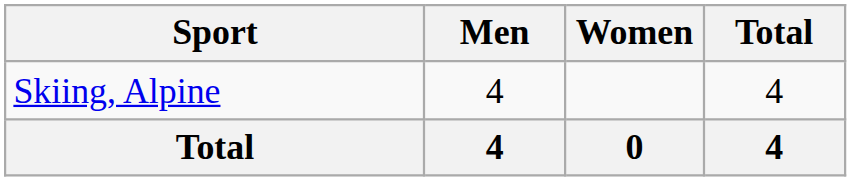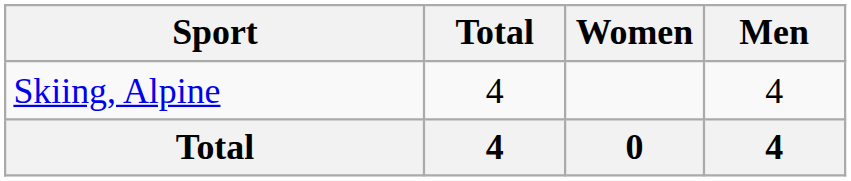columns swapped: (495, 32) <-> (774, 32)
